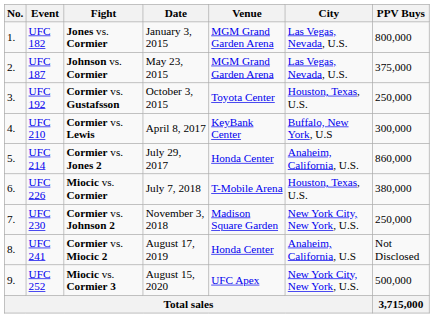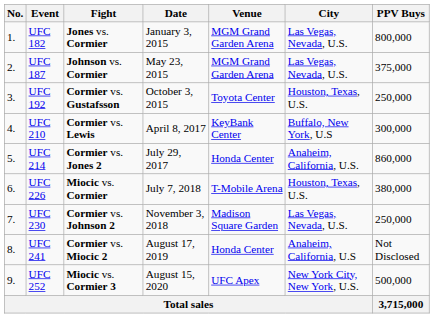(323, 219) New York City, New York, U.S. -> (318, 219) Las Vegas, Nevada, U.S.
